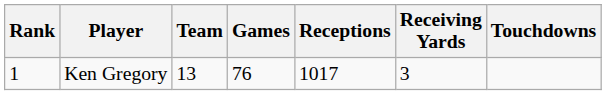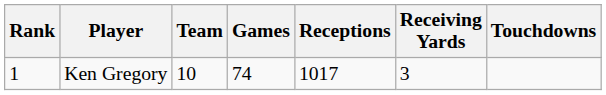(186, 73) 13 -> (186, 73) 10
(242, 73) 76 -> (242, 73) 74
